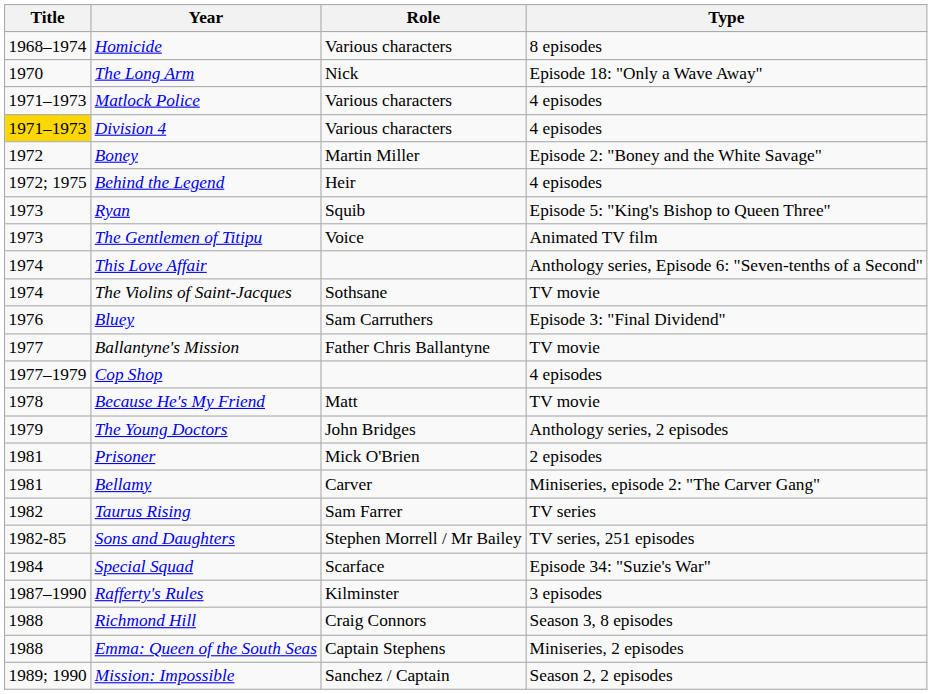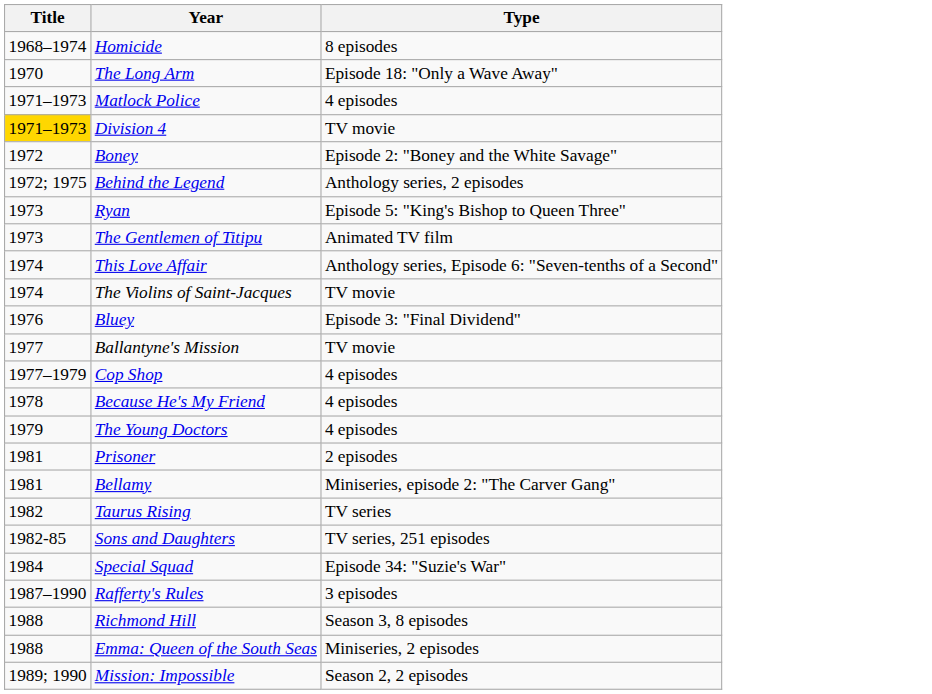- column: (423, 18)
(566, 127) 4 episodes -> (360, 127) TV movie
(566, 182) 4 episodes -> (424, 182) Anthology series, 2 episodes
(565, 401) TV movie -> (361, 401) 4 episodes
(629, 429) Anthology series, 2 episodes -> (361, 429) 4 episodes
